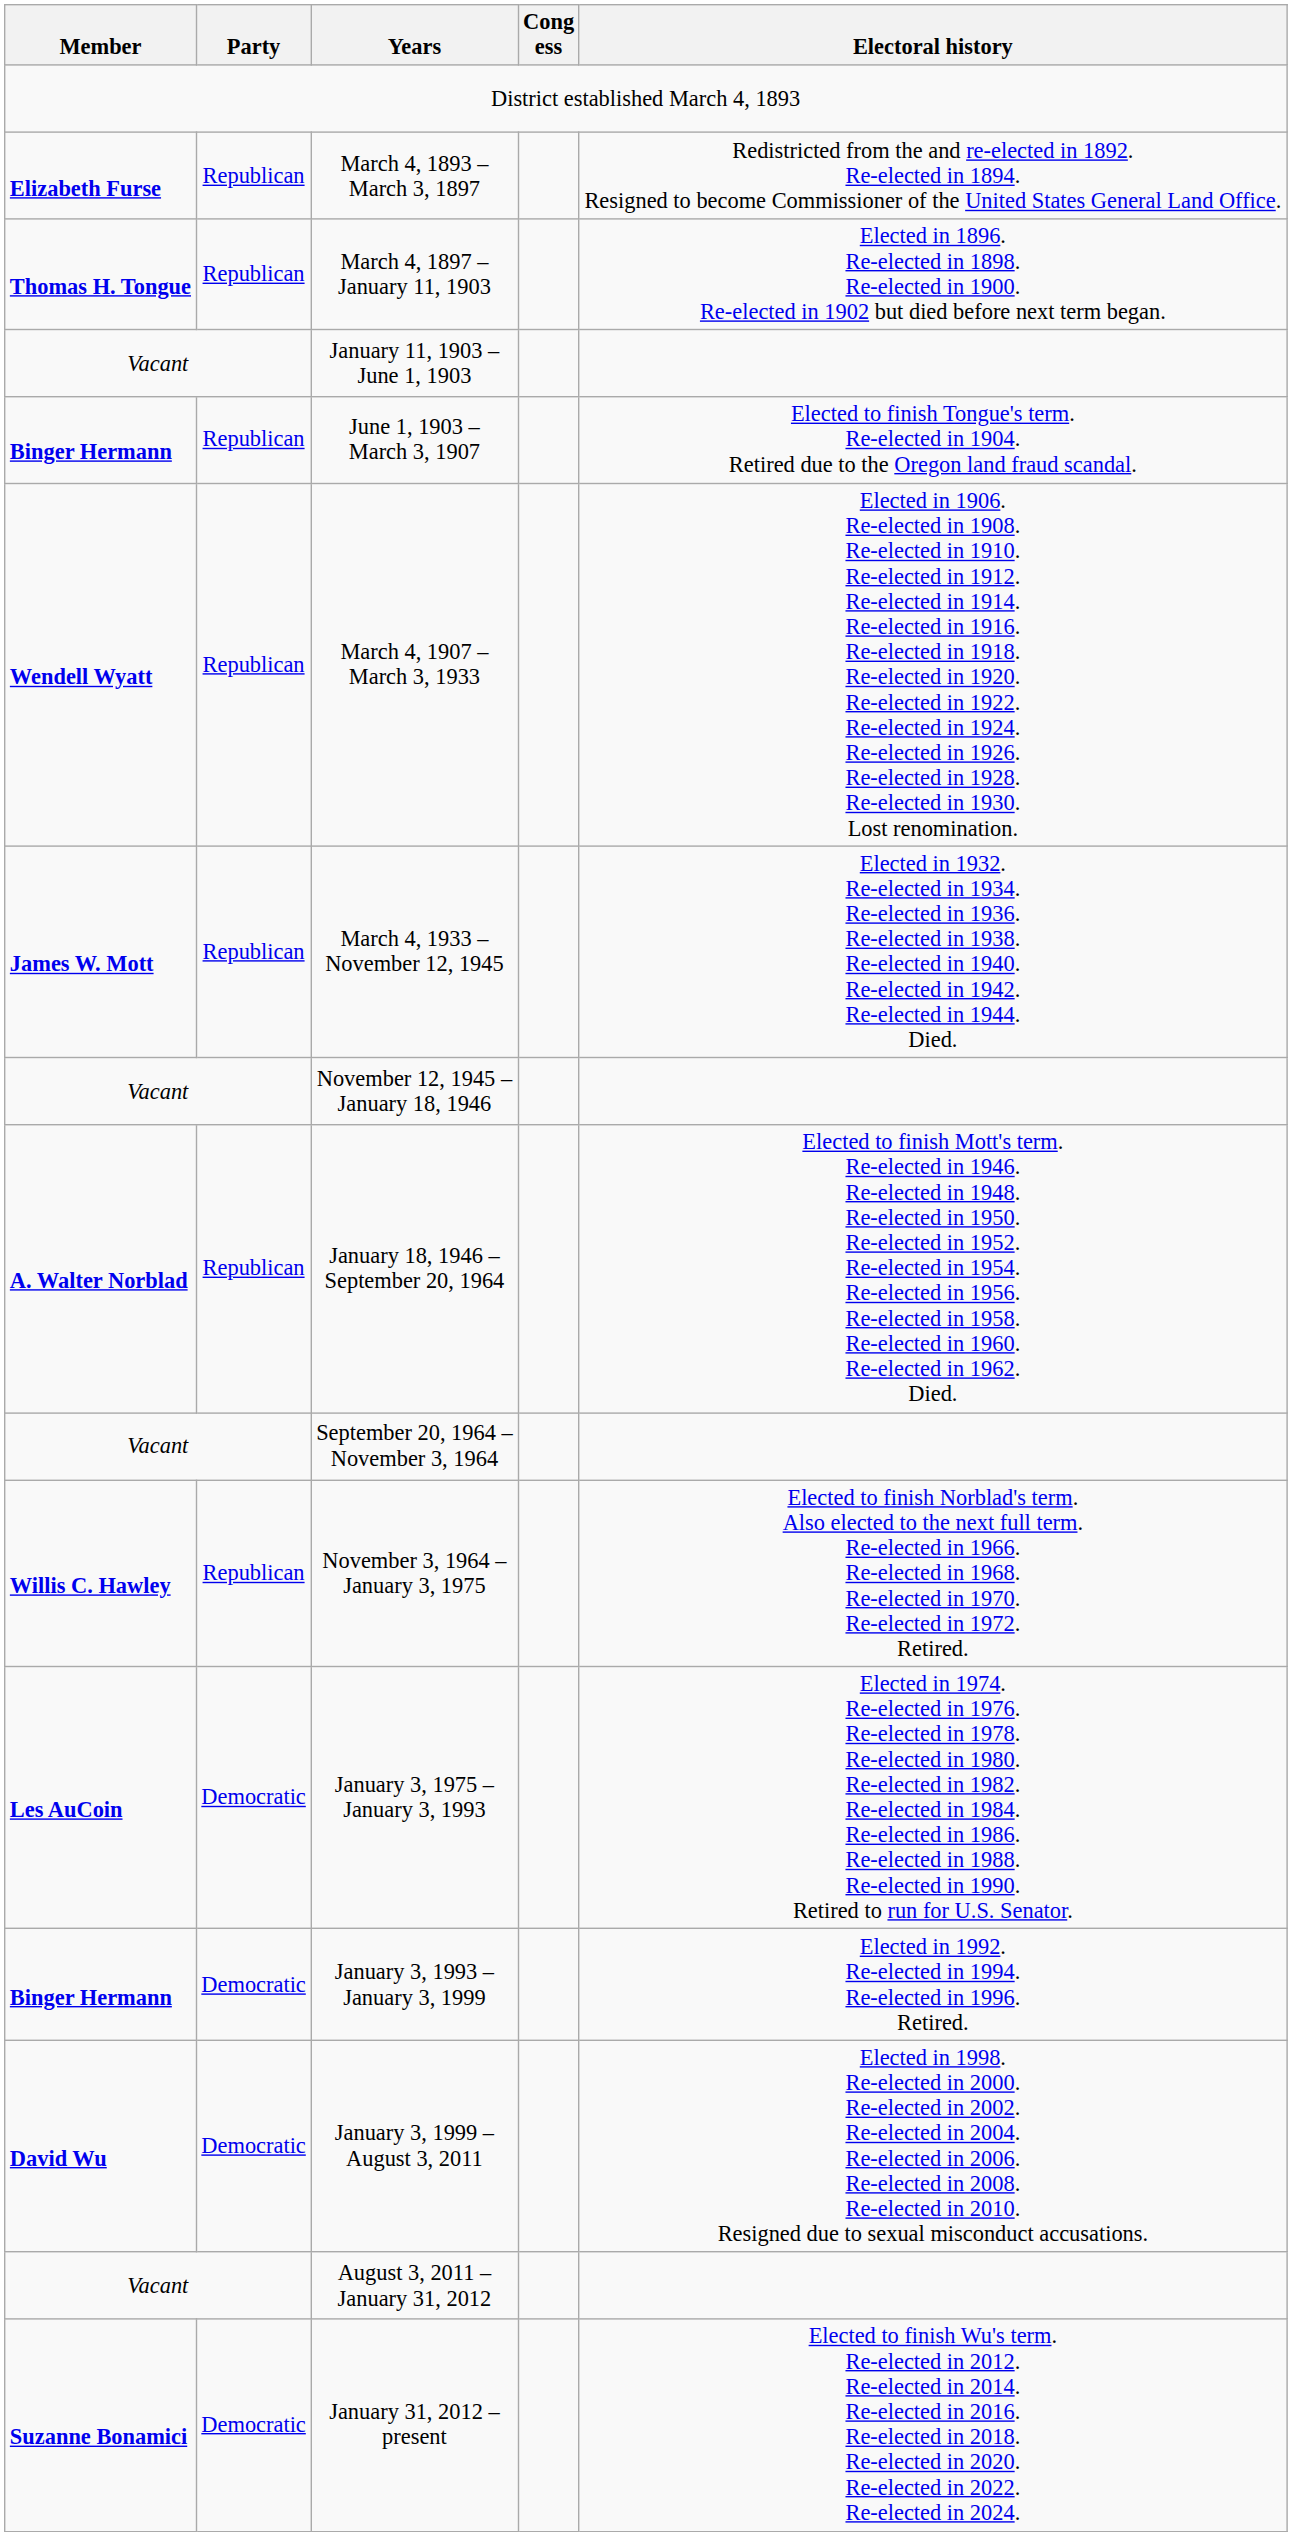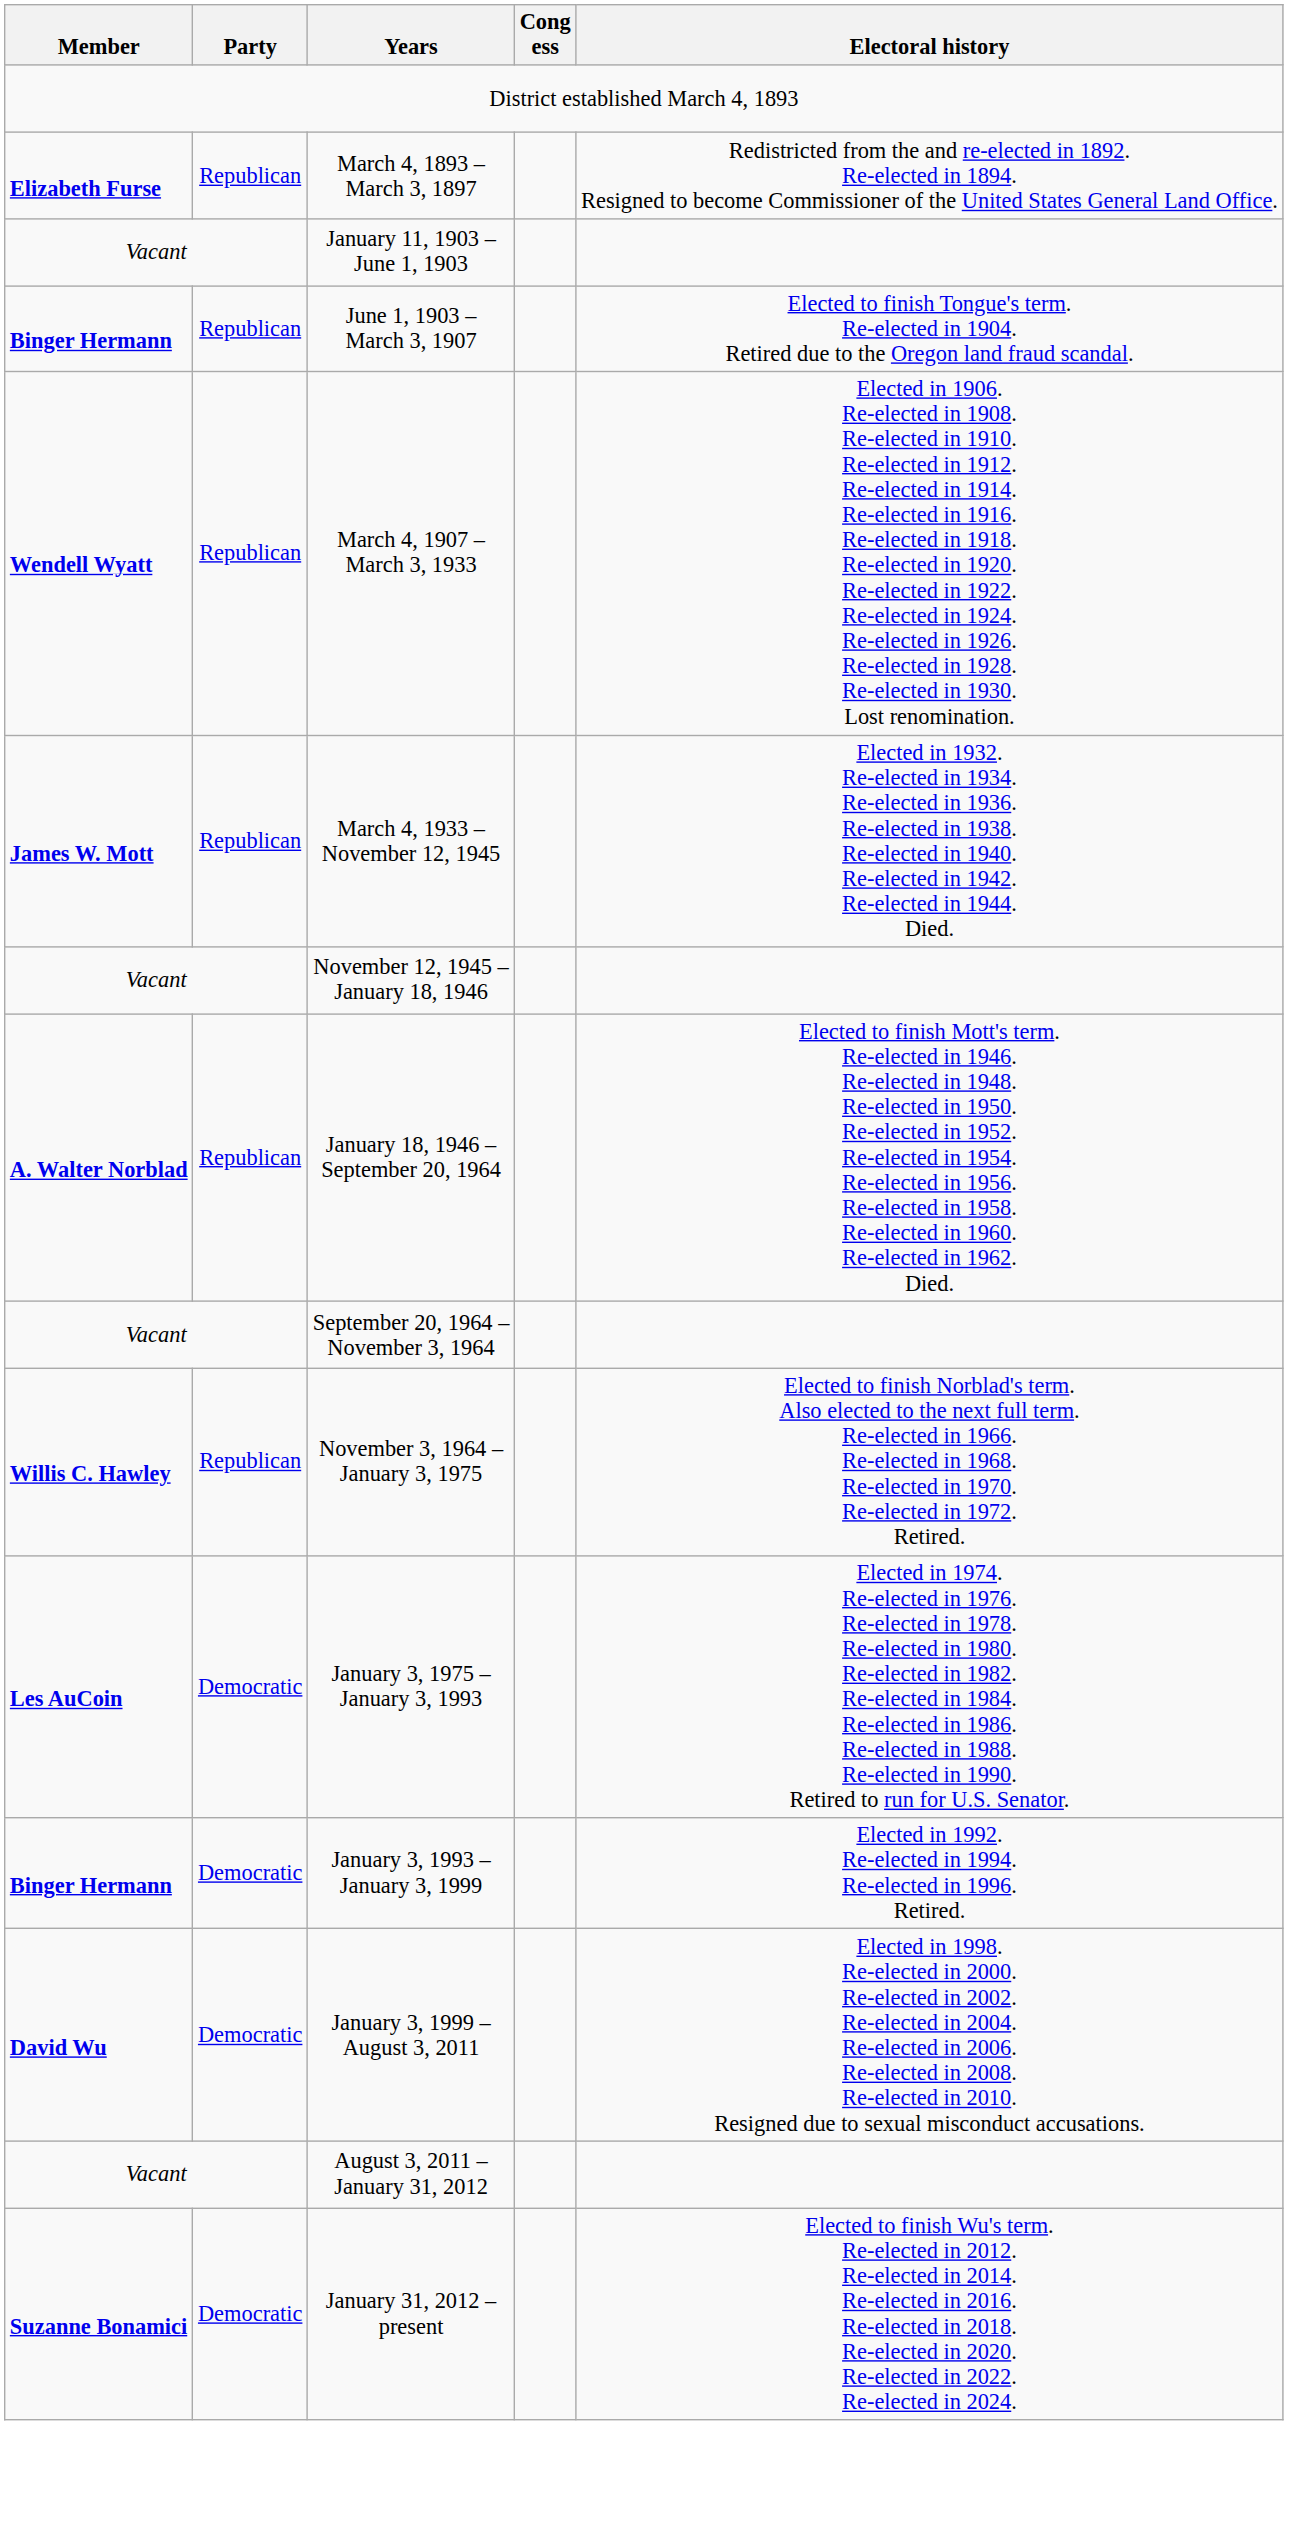- row: (414, 273)
